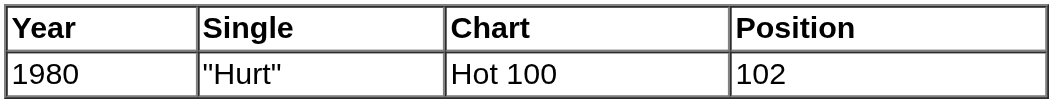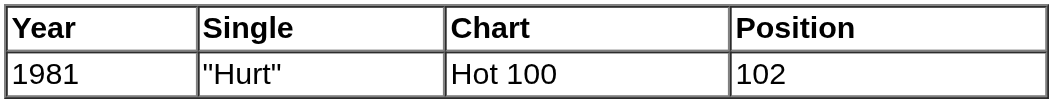(45, 73) 1980 -> (45, 73) 1981
